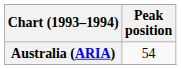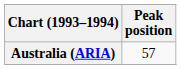(149, 53) 54 -> (149, 53) 57
